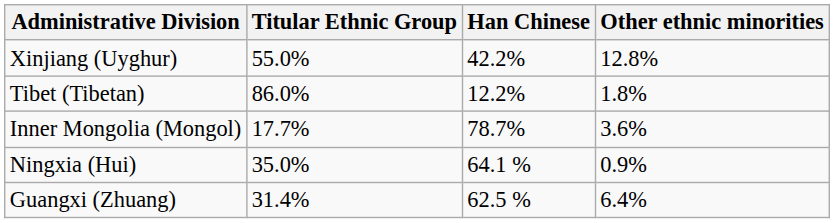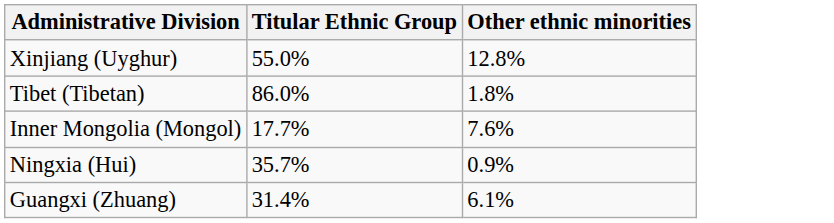- column: (529, 22)
(624, 128) 3.6% -> (491, 128) 7.6%
(281, 164) 35.0% -> (281, 164) 35.7%
(624, 199) 6.4% -> (491, 199) 6.1%
